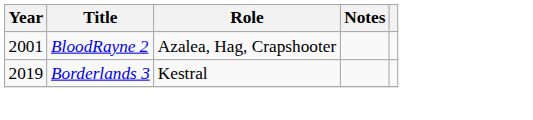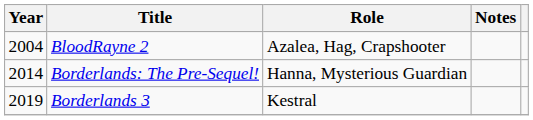(26, 45) 2001 -> (26, 45) 2004
+ row: (155, 73)
